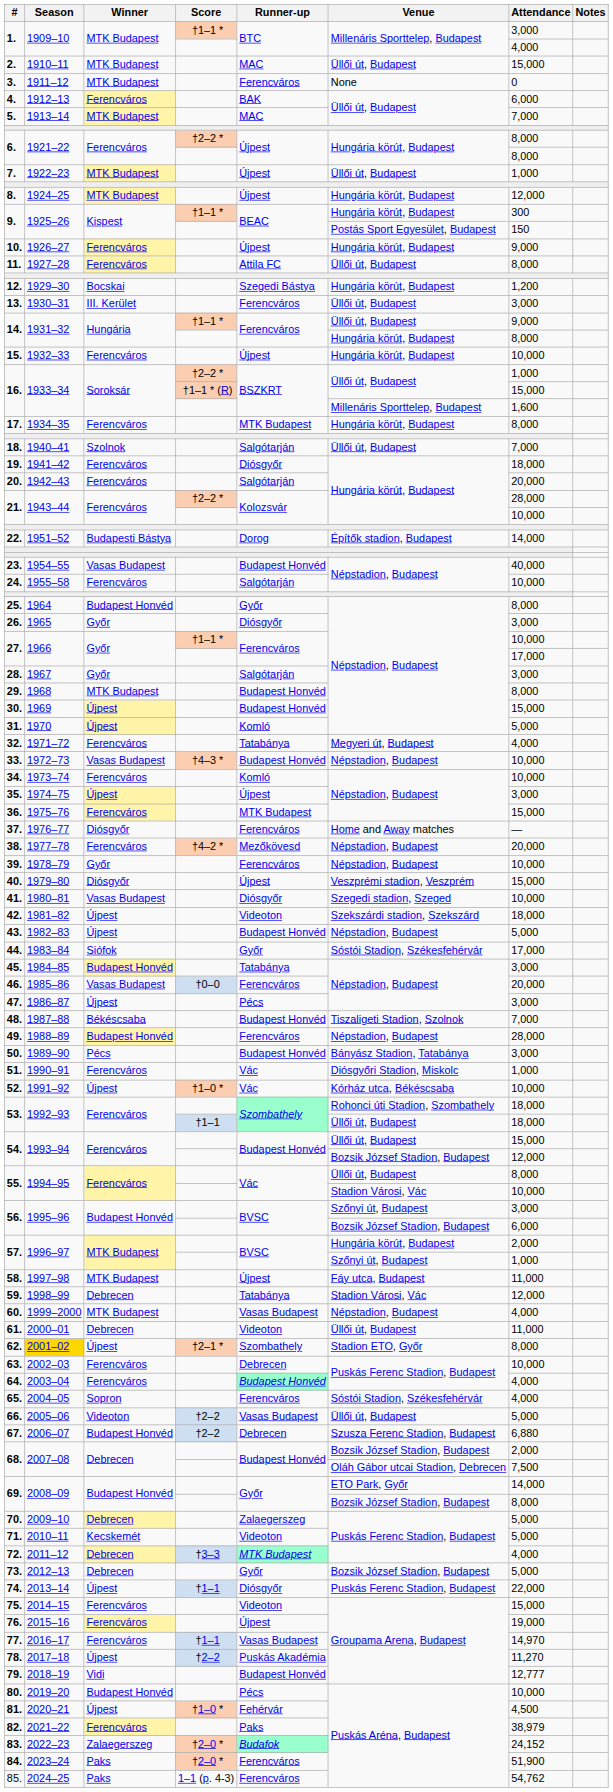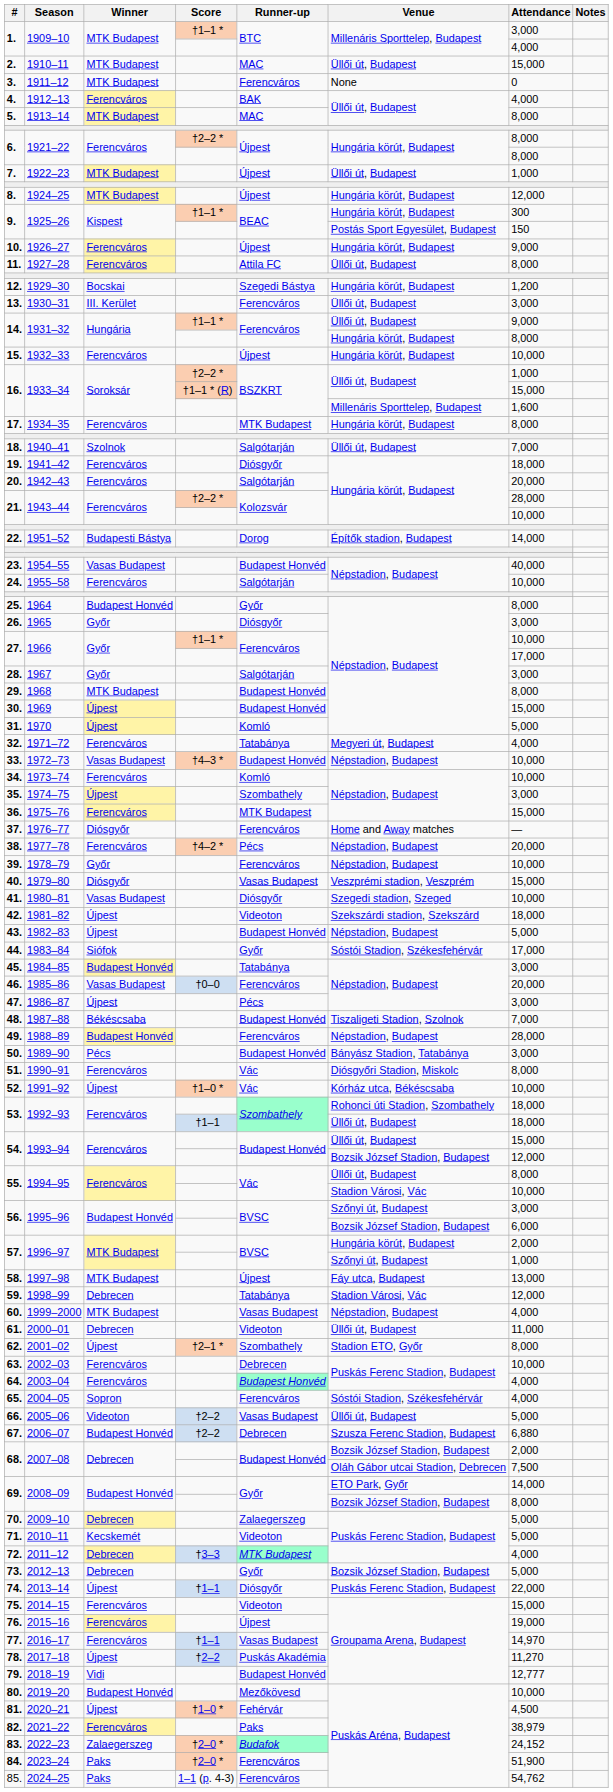(525, 99) 6,000 -> (525, 99) 4,000
(525, 116) 7,000 -> (525, 116) 8,000
(255, 795) Újpest -> (271, 795) Szombathely
(270, 846) Mezőkövesd -> (251, 846) Pécs
(255, 881) Újpest -> (278, 881) Vasas Budapest
(525, 1071) 1,000 -> (525, 1071) 8,000
(527, 1278) 11,000 -> (528, 1278) 13,000
(48, 1347) gold background -> (48, 1347) no background
(251, 1692) Pécs -> (270, 1692) Mezőkövesd
